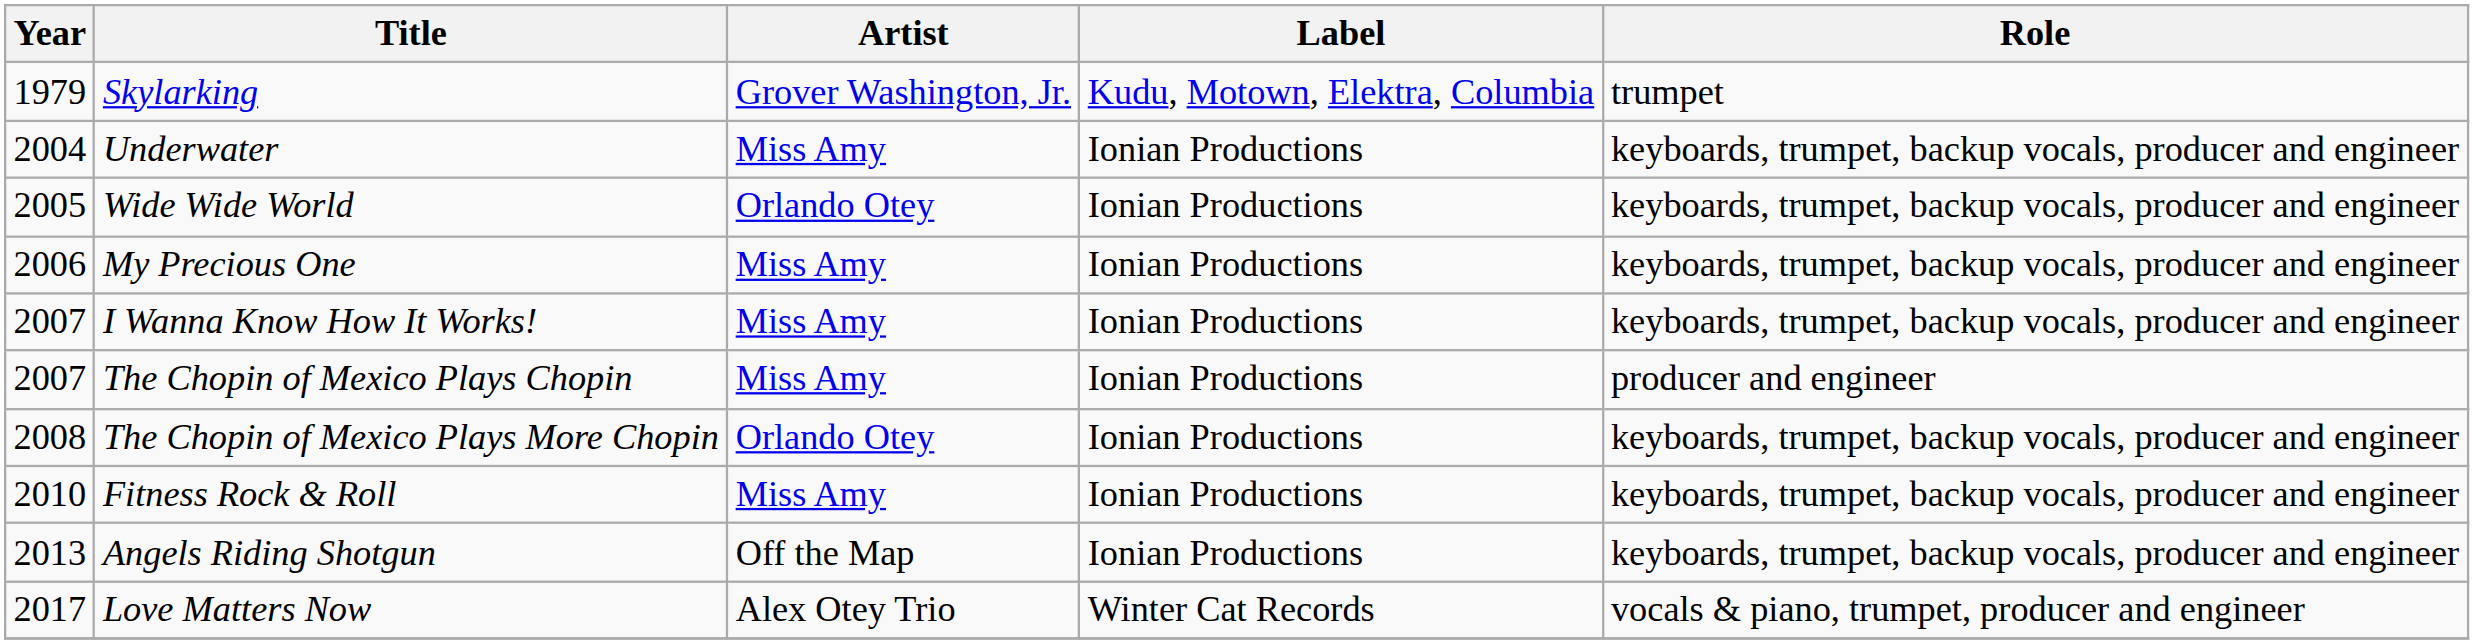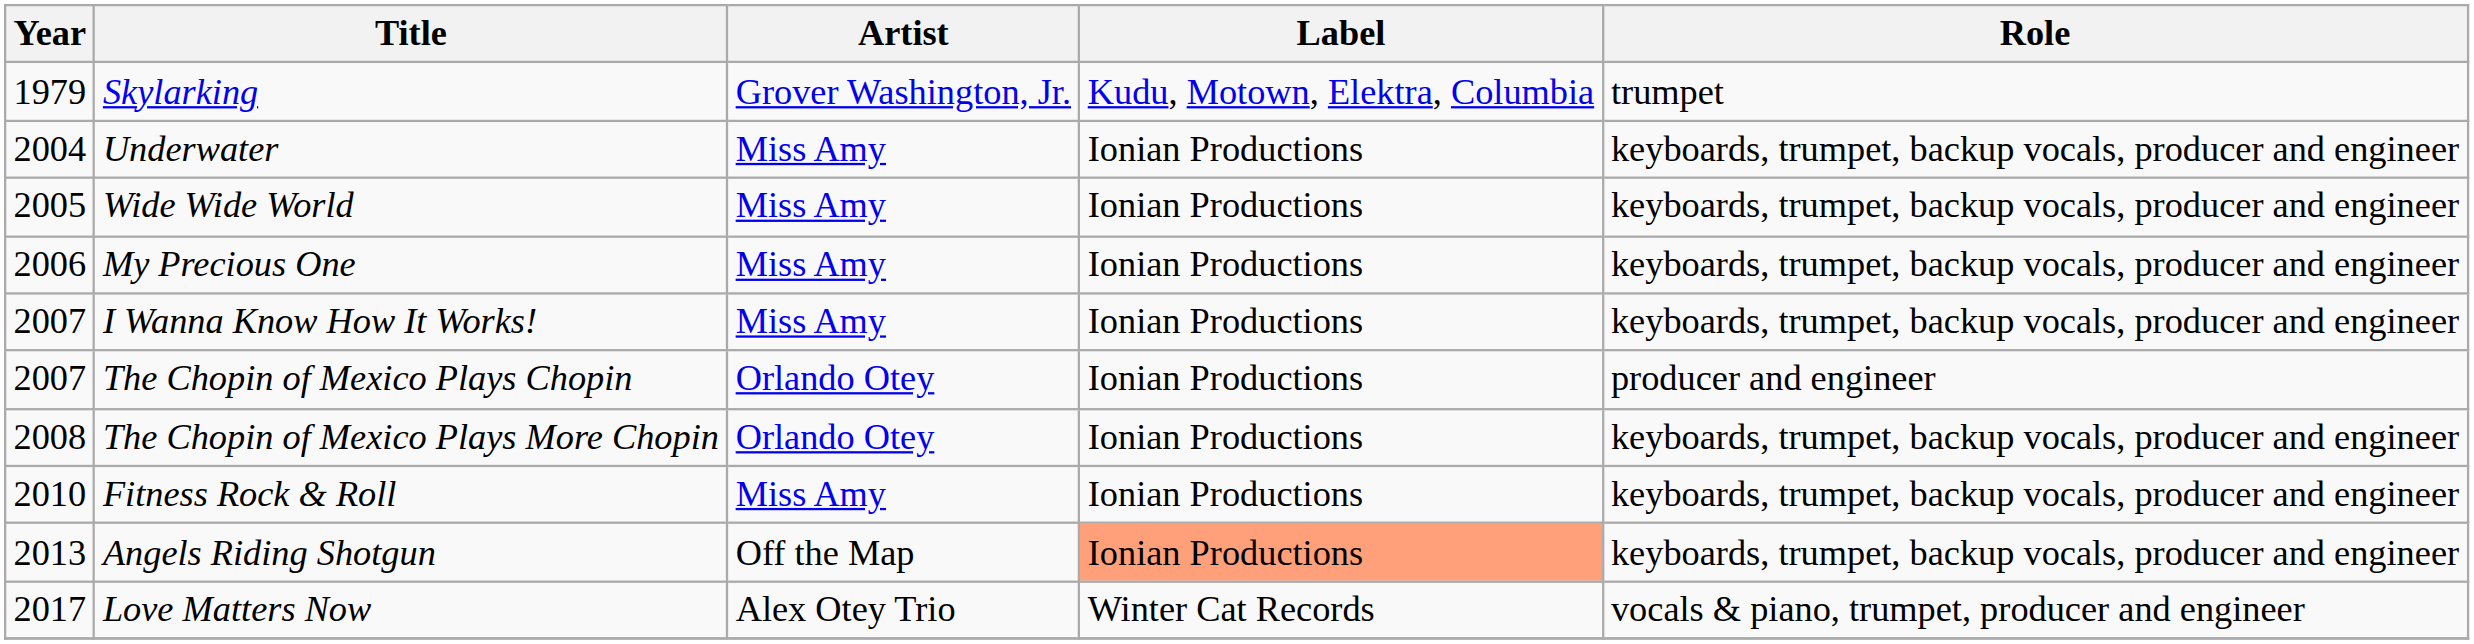(835, 206) Orlando Otey -> (811, 206) Miss Amy
(811, 378) Miss Amy -> (835, 378) Orlando Otey
(1225, 551) no background -> (1225, 551) lightsalmon background
